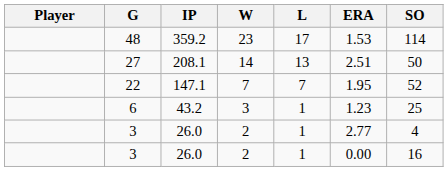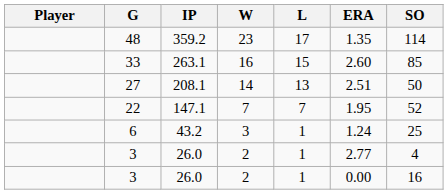(358, 39) 1.53 -> (358, 39) 1.35
+ row: (133, 62)
(358, 108) 1.23 -> (358, 131) 1.24
